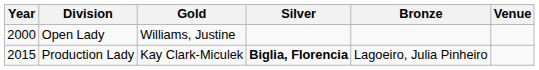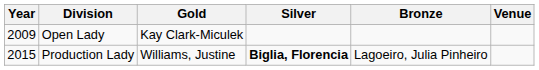(22, 34) 2000 -> (22, 34) 2009
(188, 34) Williams, Justine -> (192, 34) Kay Clark-Miculek
(192, 55) Kay Clark-Miculek -> (188, 55) Williams, Justine
